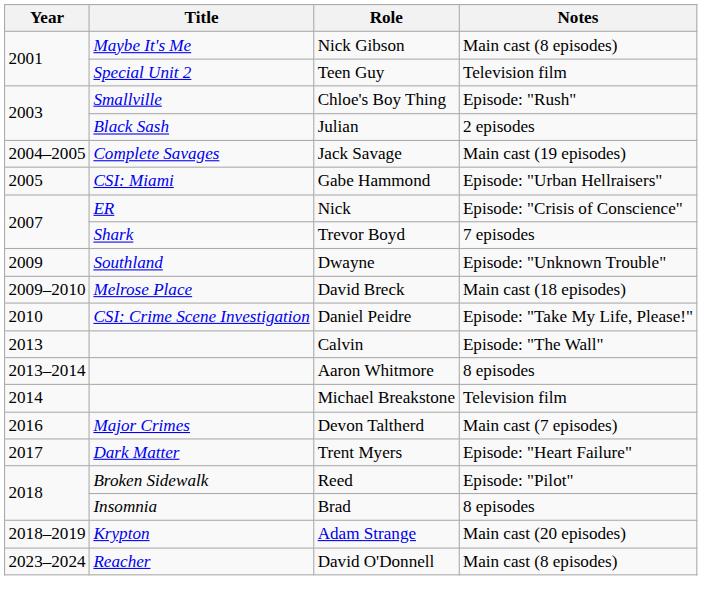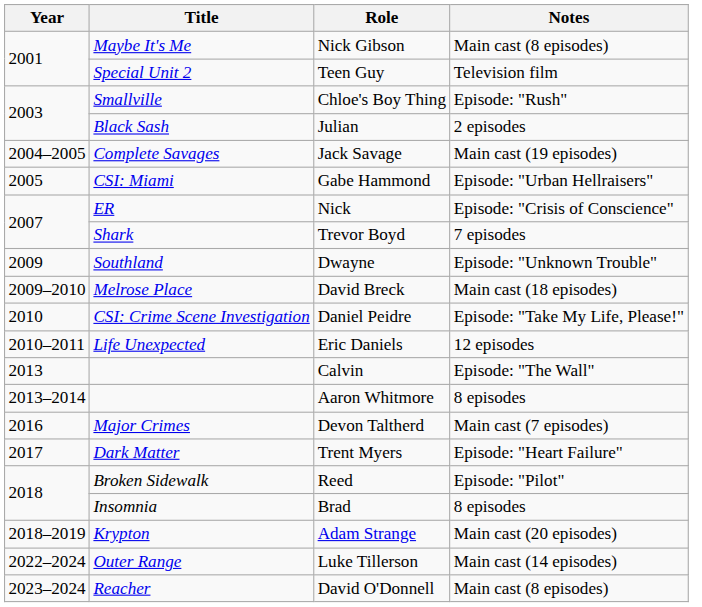+ row: (360, 343)
- row: (386, 398)
+ row: (368, 561)
